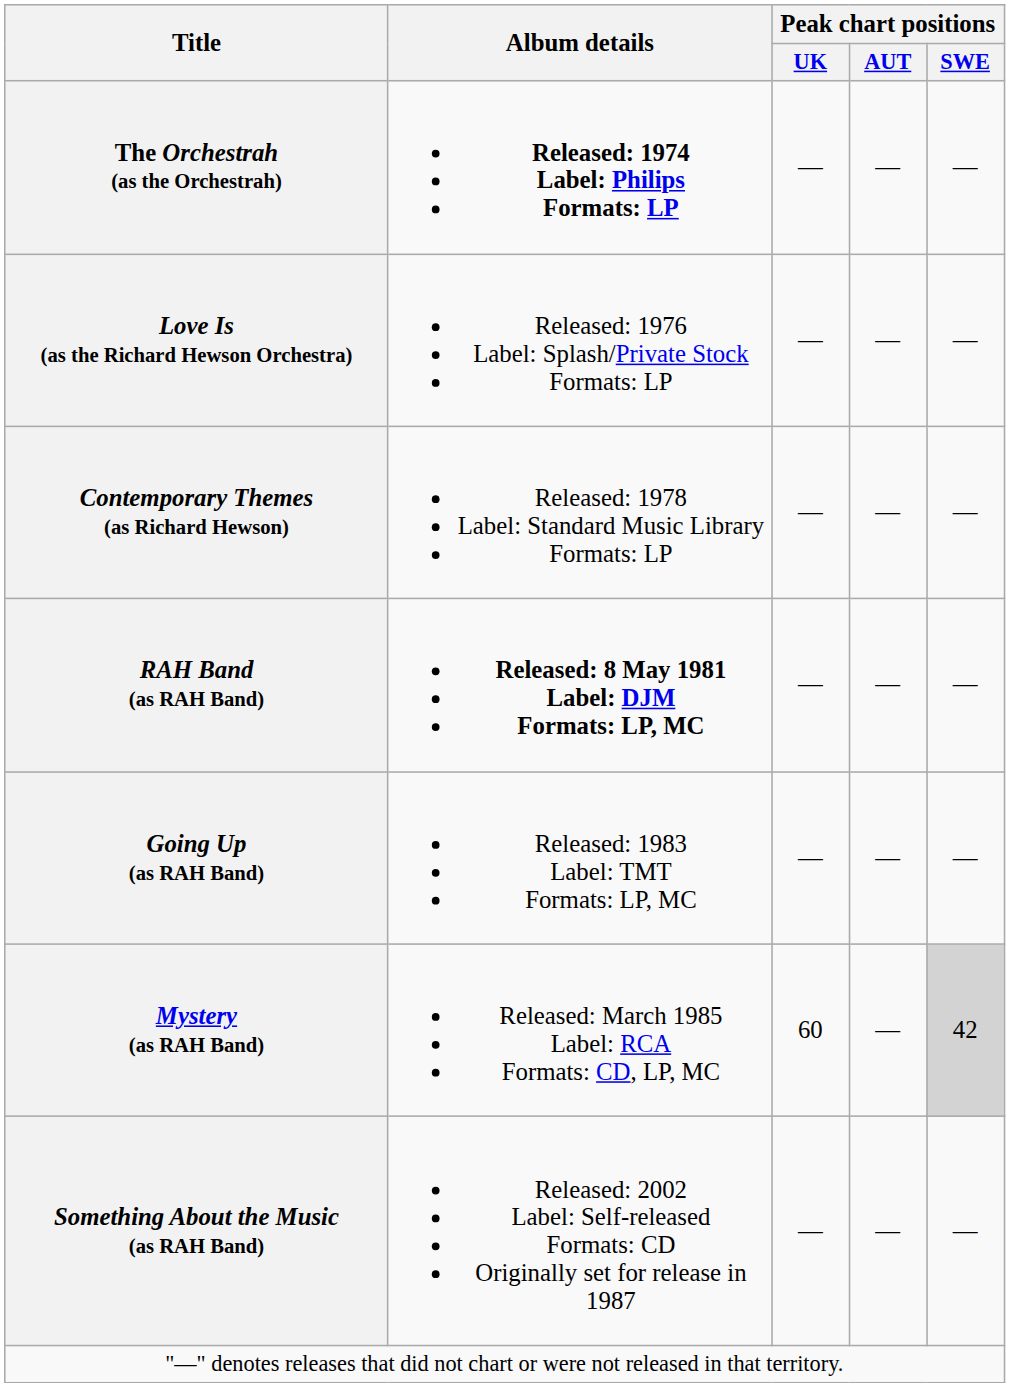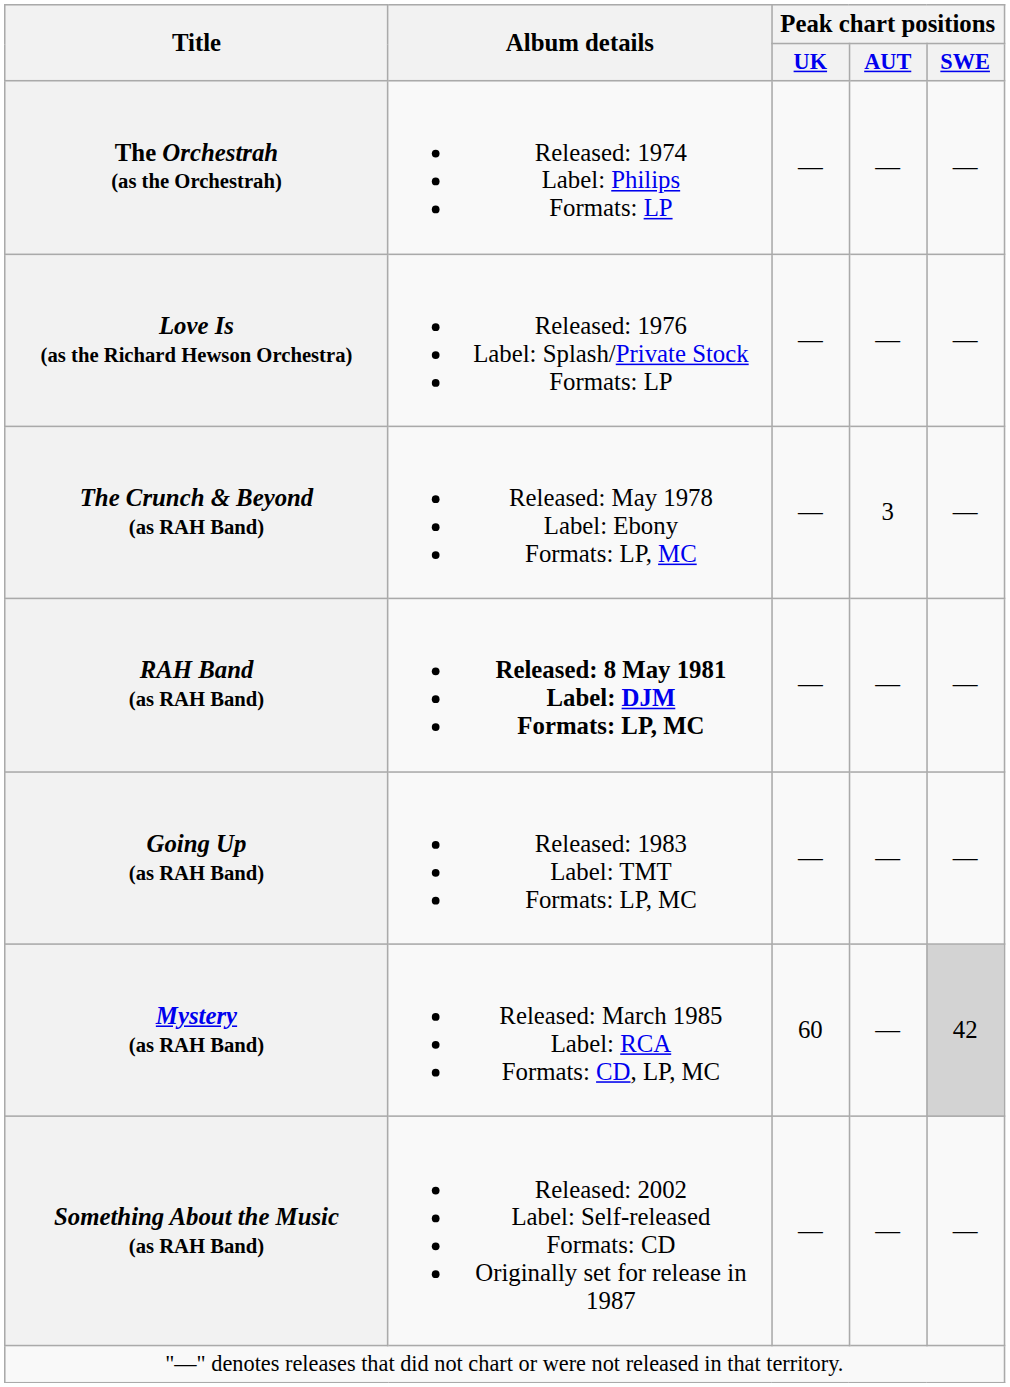(580, 181) bold -> (580, 181) normal
- row: (196, 512)
+ row: (196, 512)
